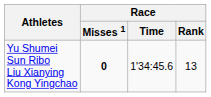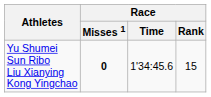(191, 67) 13 -> (191, 67) 15
